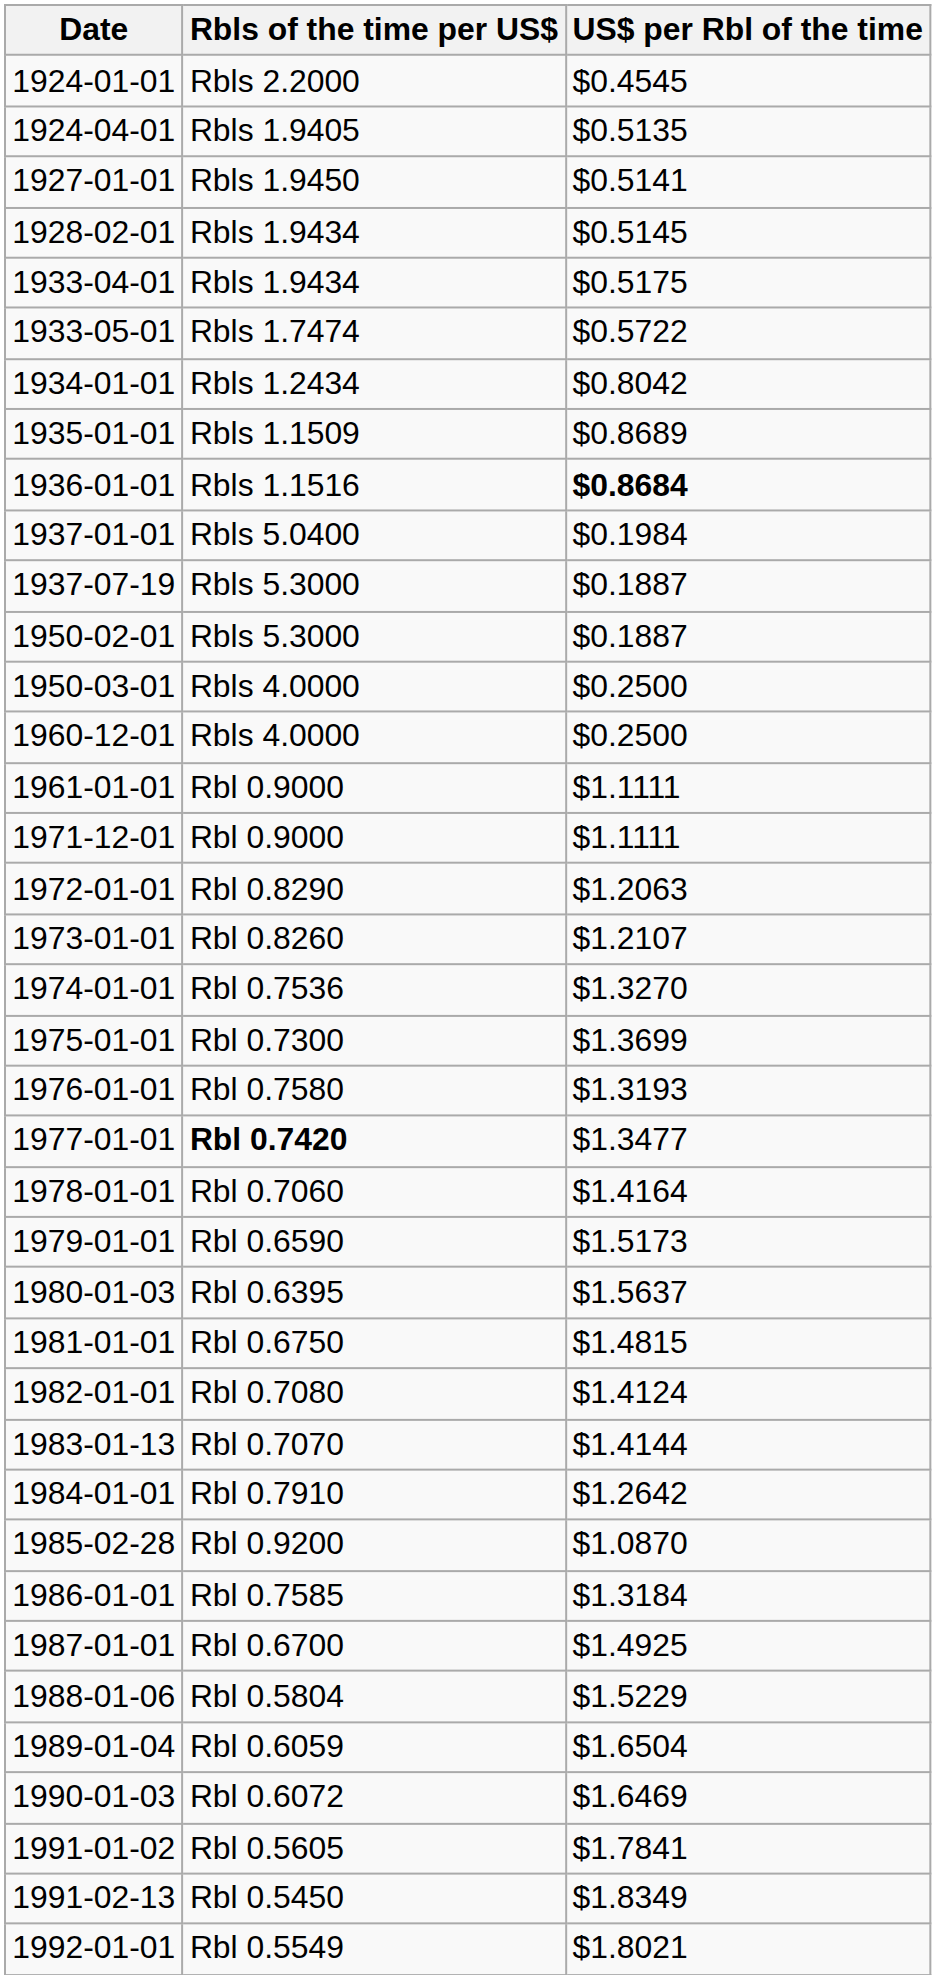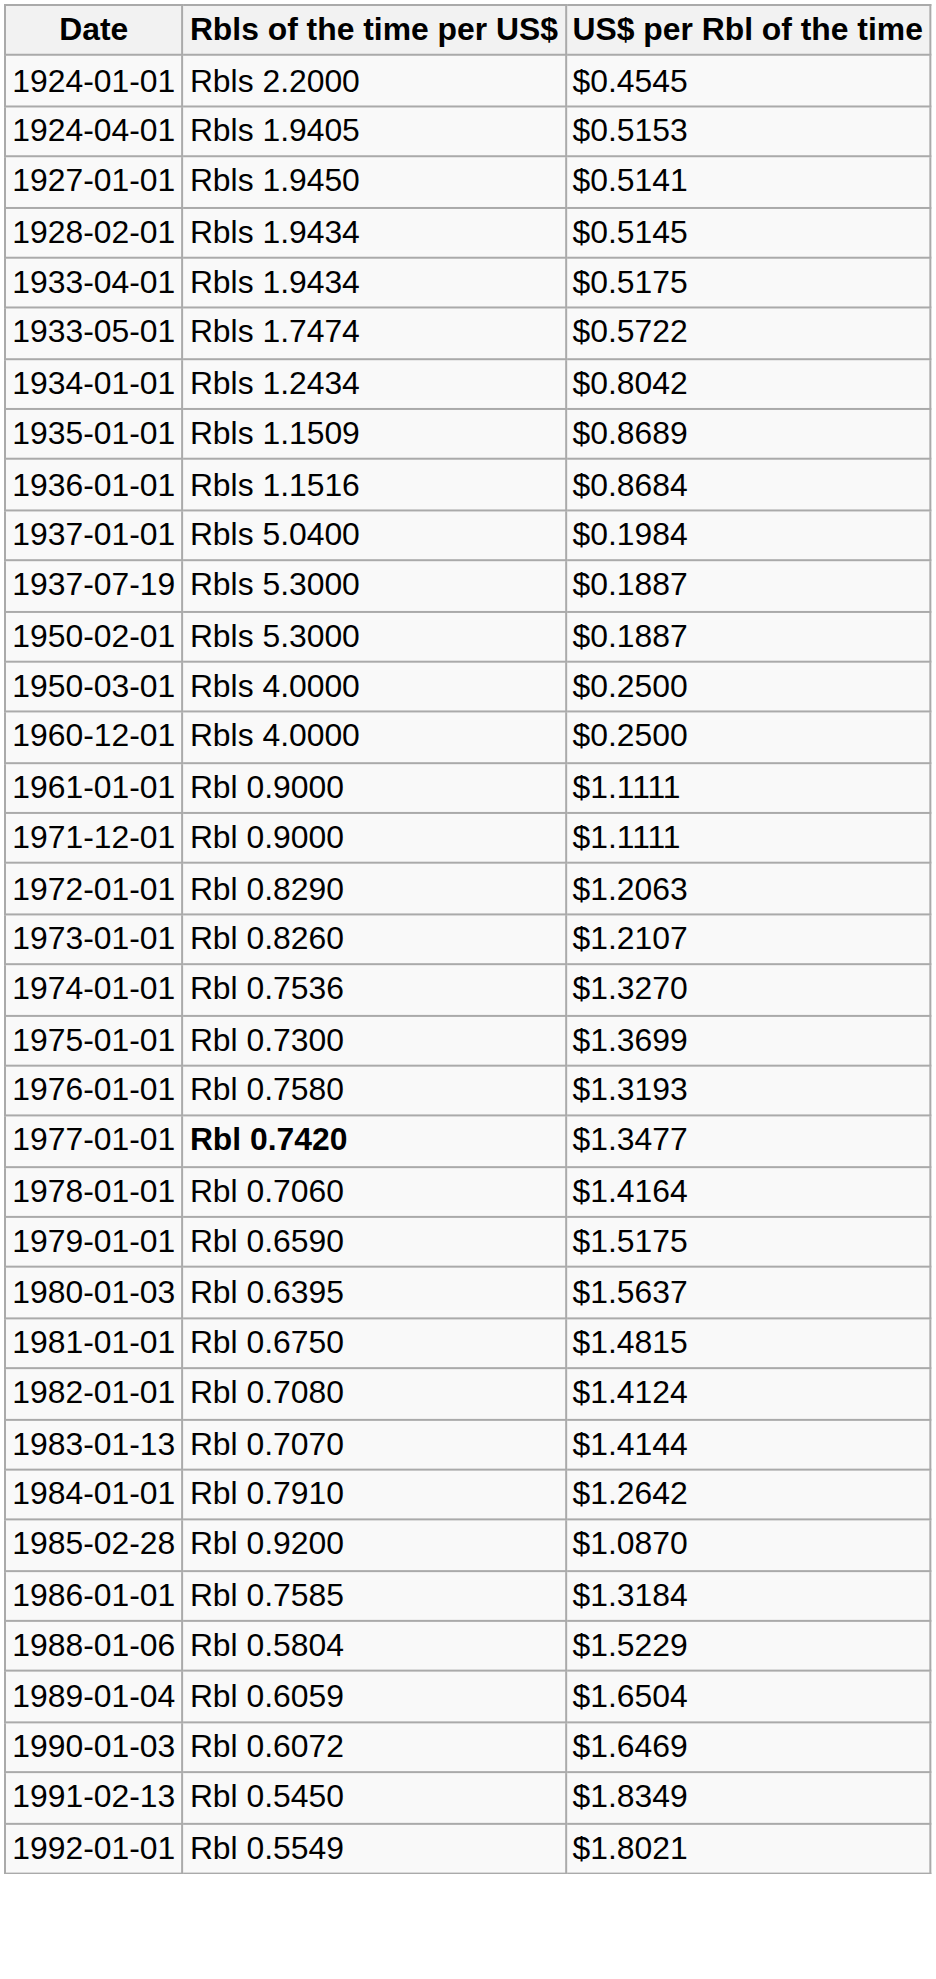(630, 130) $0.5135 -> (630, 130) $0.5153
(630, 484) bold -> (630, 484) normal
(630, 1241) $1.5173 -> (630, 1241) $1.5175
- row: (94, 1645)
- row: (94, 1847)
